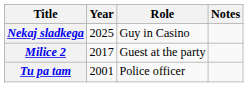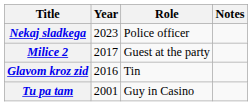(102, 33) 2025 -> (106, 33) 2023
(155, 33) Guy in Casino -> (157, 33) Police officer
+ row: (48, 71)
(152, 71) Police officer -> (159, 91) Guy in Casino
